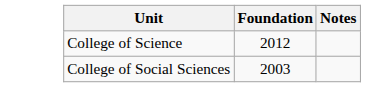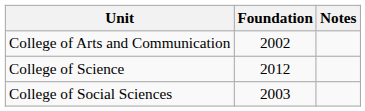+ row: (120, 43)
